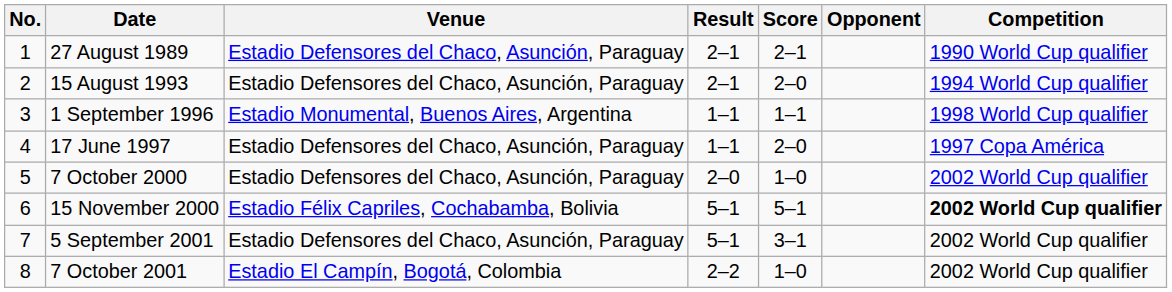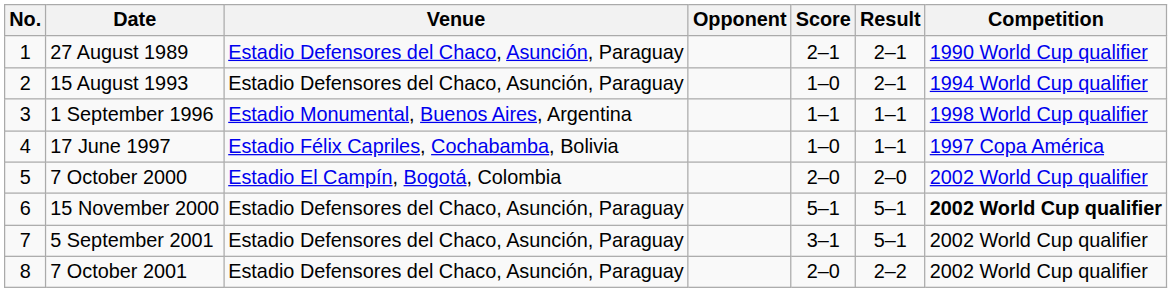columns swapped: (874, 20) <-> (723, 20)
(790, 83) 2–0 -> (823, 83) 1–0
(456, 146) Estadio Defensores del Chaco, Asunción, Paraguay -> (423, 146) Estadio Félix Capriles, Cochabamba, Bolivia
(790, 146) 2–0 -> (823, 146) 1–0
(456, 177) Estadio Defensores del Chaco, Asunción, Paraguay -> (395, 177) Estadio El Campín, Bogotá, Colombia
(790, 177) 1–0 -> (823, 177) 2–0
(423, 209) Estadio Félix Capriles, Cochabamba, Bolivia -> (456, 209) Estadio Defensores del Chaco, Asunción, Paraguay
(395, 271) Estadio El Campín, Bogotá, Colombia -> (456, 271) Estadio Defensores del Chaco, Asunción, Paraguay
(790, 271) 1–0 -> (823, 271) 2–0
